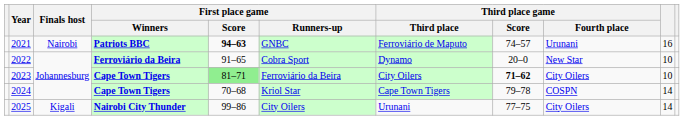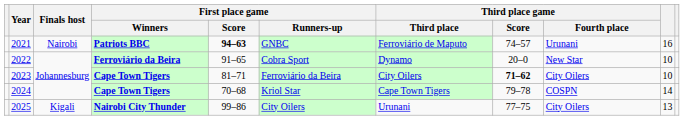(234, 75) lightgreen background -> (234, 75) no background
(667, 107) 14 -> (667, 107) 13
